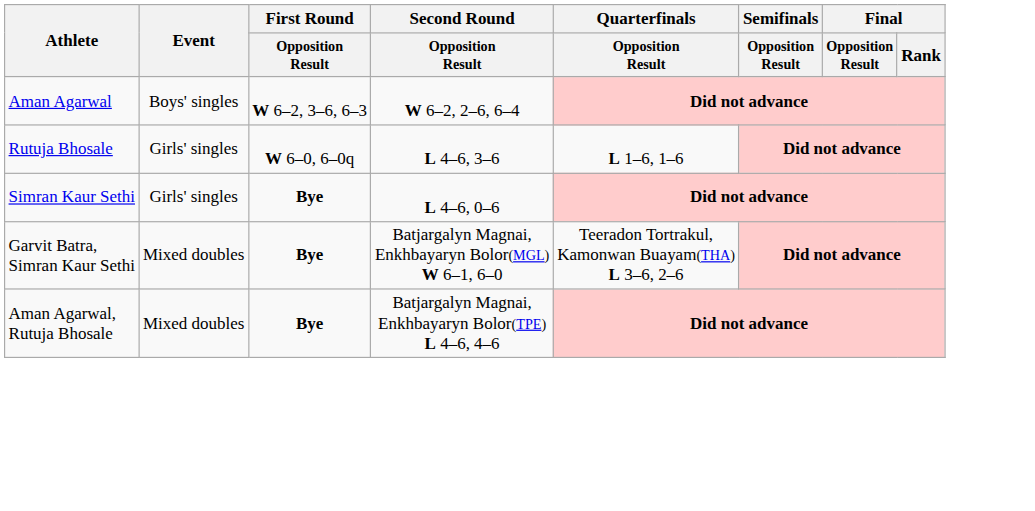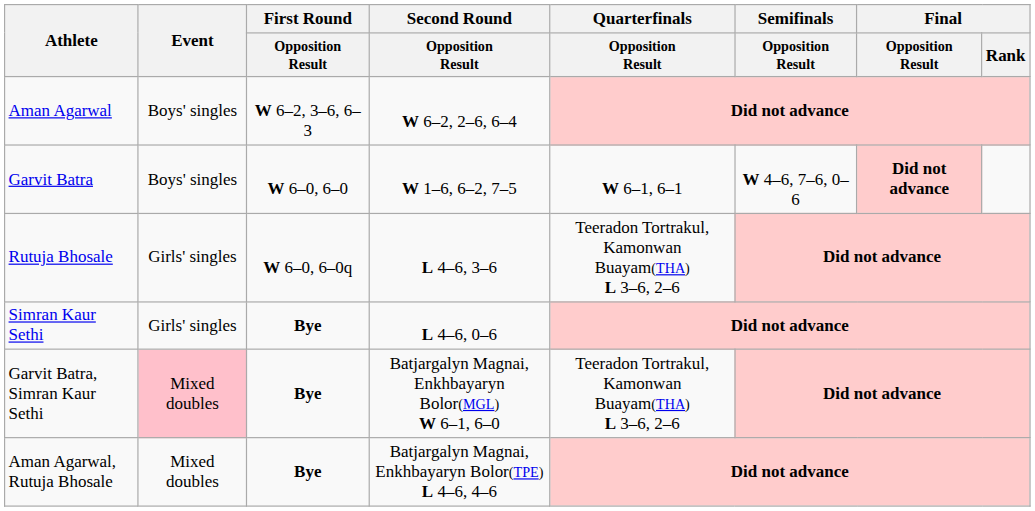+ row: (51, 179)
(646, 159) L 1–6, 1–6 -> (642, 257) Teeradon Tortrakul, Kamonwan Buayam(THA) L 3–6, 2–6
(194, 255) no background -> (192, 393) pink background
